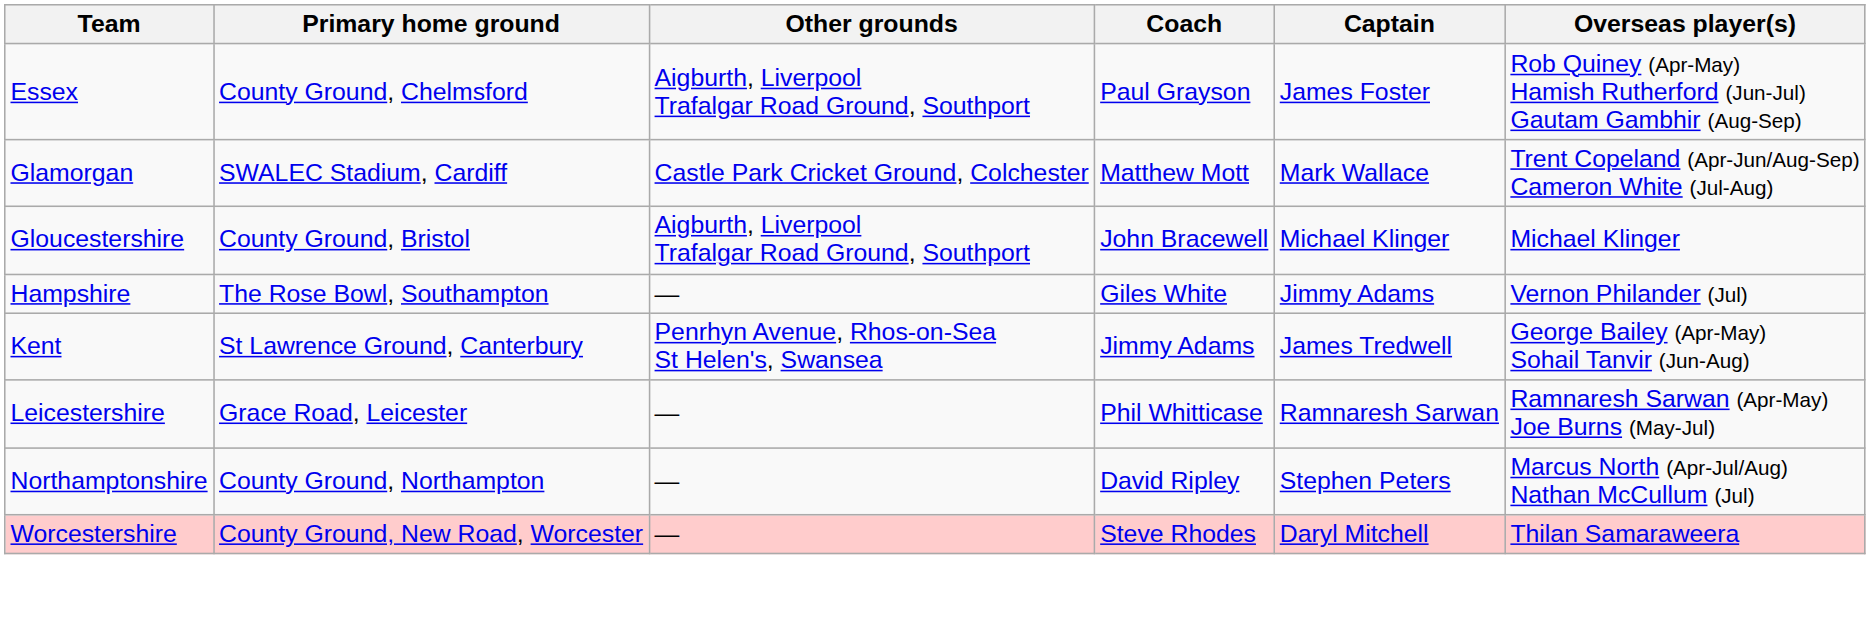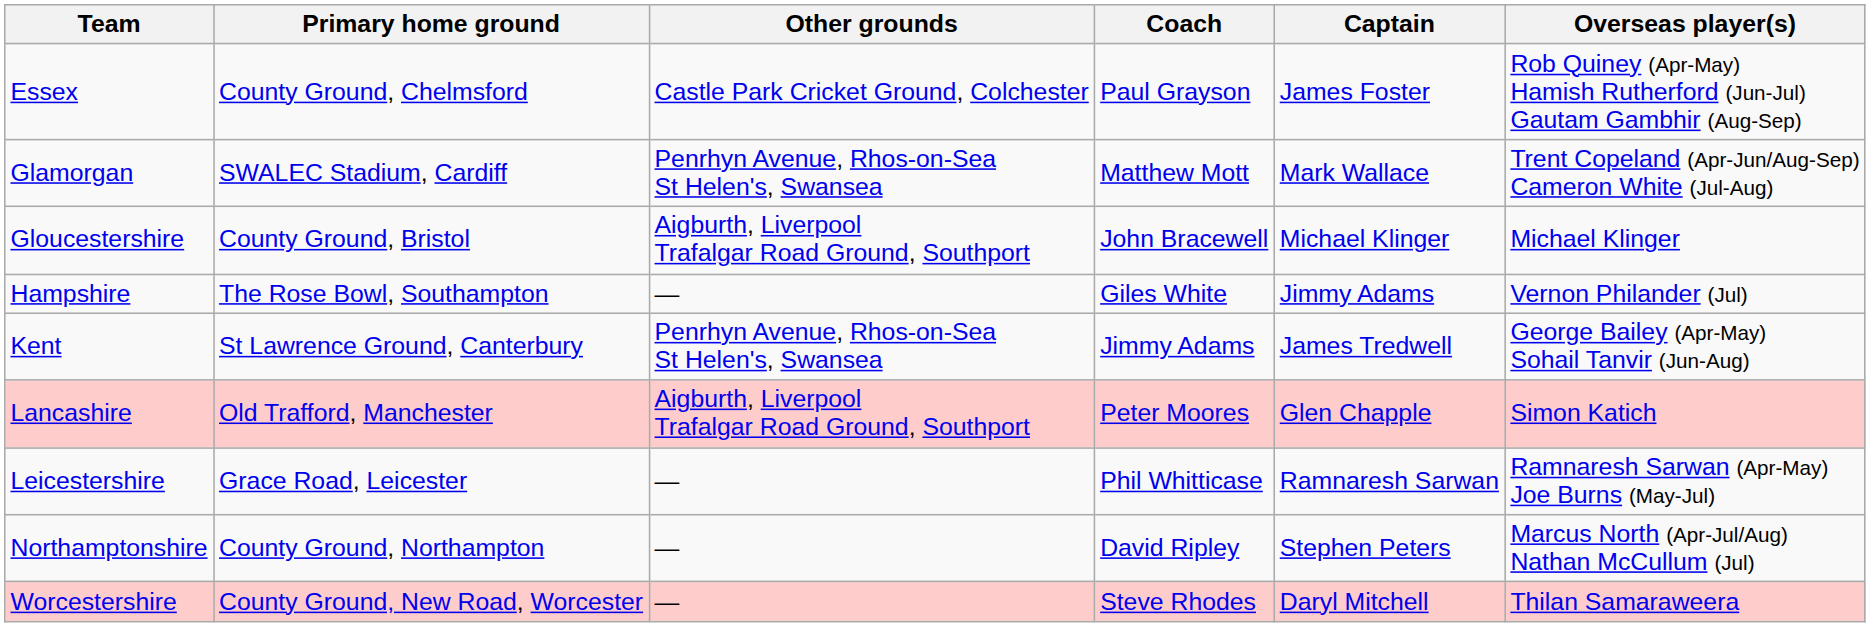(842, 91) Aigburth, Liverpool Trafalgar Road Ground, Southport -> (872, 91) Castle Park Cricket Ground, Colchester
(872, 172) Castle Park Cricket Ground, Colchester -> (825, 172) Penrhyn Avenue, Rhos-on-Sea St Helen's, Swansea
+ row: (71, 413)
